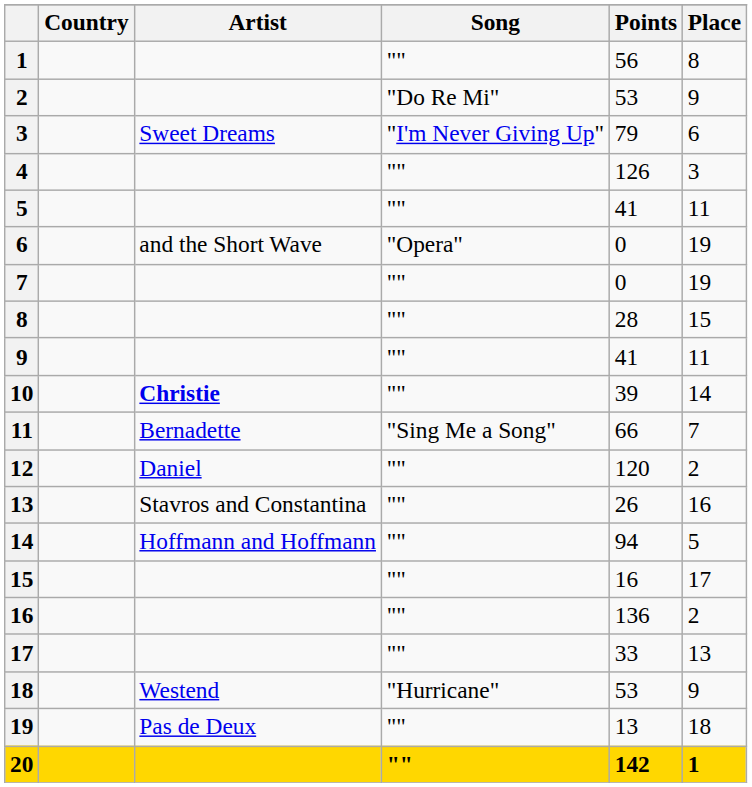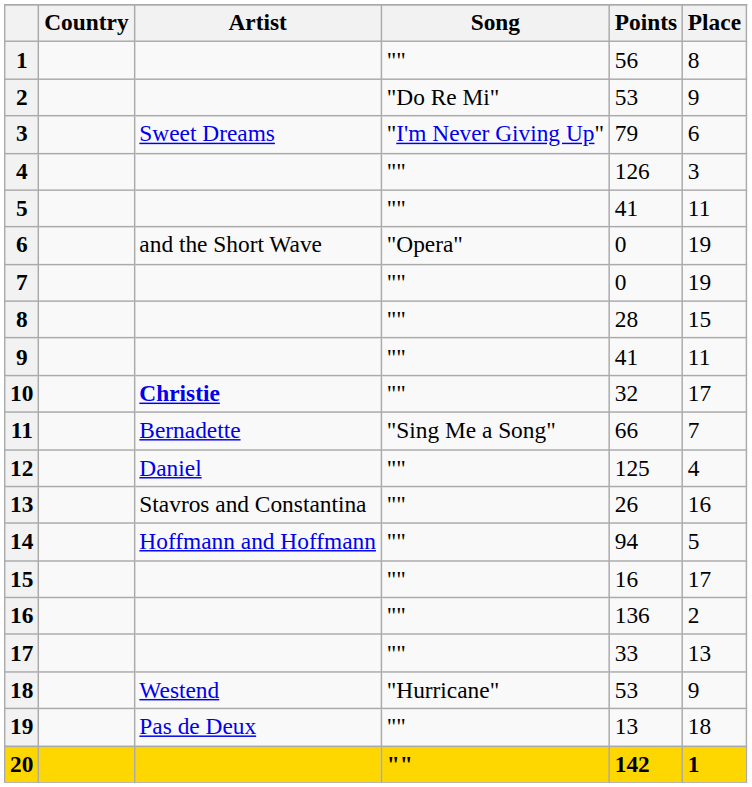(626, 393) 39 -> (626, 393) 32
(700, 393) 14 -> (700, 393) 17
(632, 467) 120 -> (632, 467) 125
(694, 467) 2 -> (694, 467) 4
